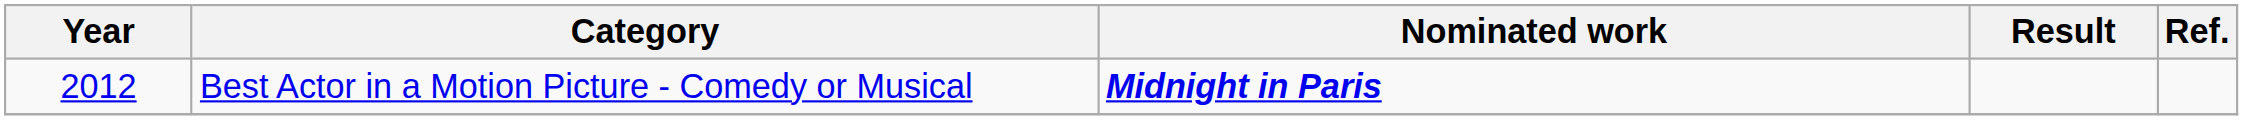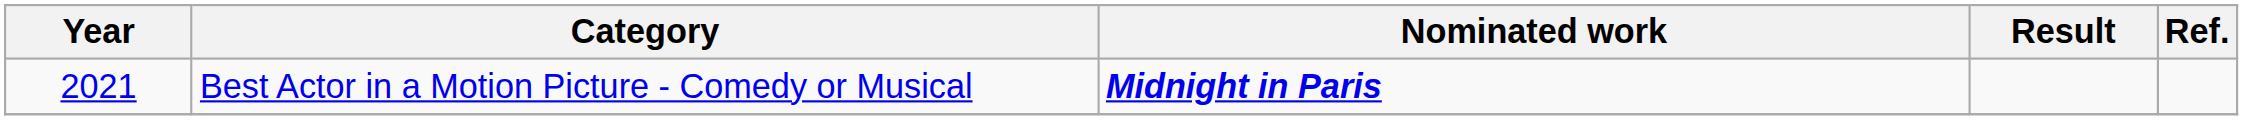(99, 85) 2012 -> (99, 85) 2021
